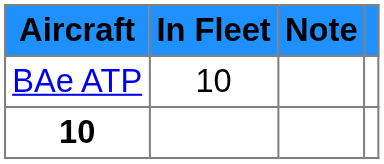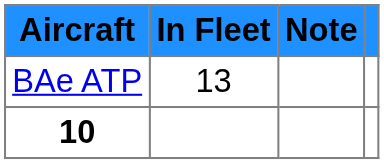(214, 80) 10 -> (214, 80) 13
